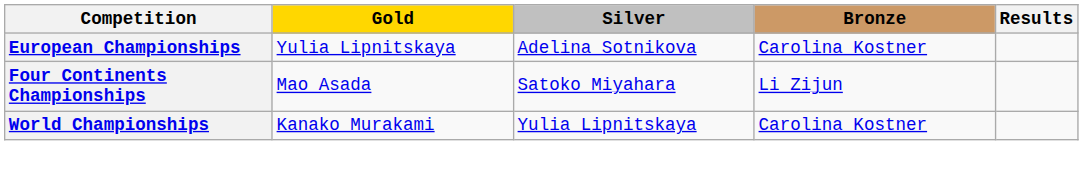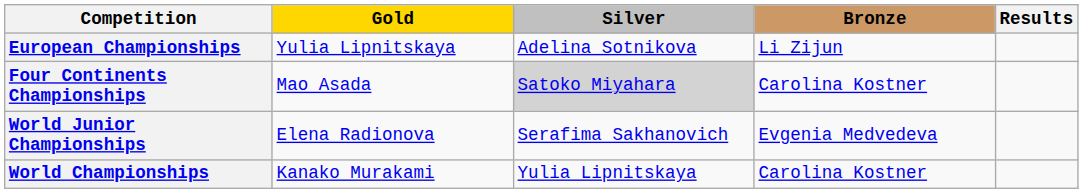(843, 48) Carolina Kostner -> (801, 48) Li Zijun
(597, 86) no background -> (597, 86) lightgrey background
(801, 86) Li Zijun -> (843, 86) Carolina Kostner
+ row: (77, 135)
